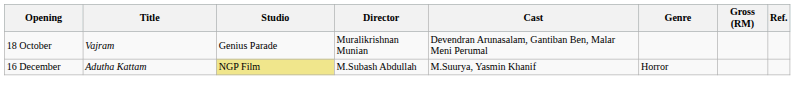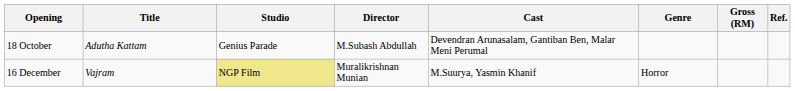(100, 45) Vajram -> (116, 45) Adutha Kattam
(368, 45) Muralikrishnan Munian -> (377, 45) M.Subash Abdullah
(116, 67) Adutha Kattam -> (100, 72) Vajram
(377, 67) M.Subash Abdullah -> (368, 72) Muralikrishnan Munian
